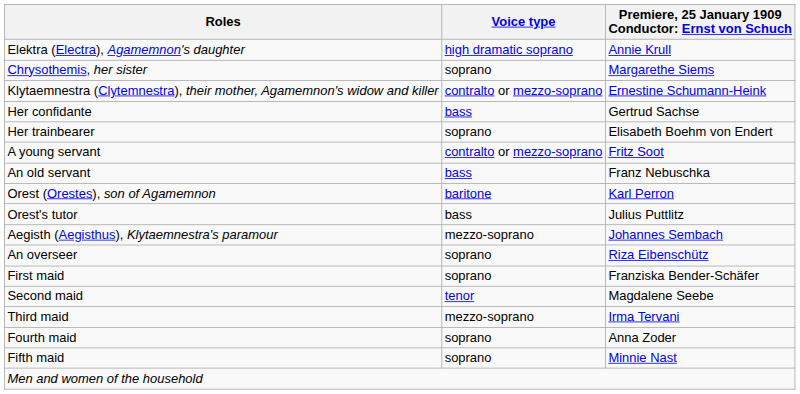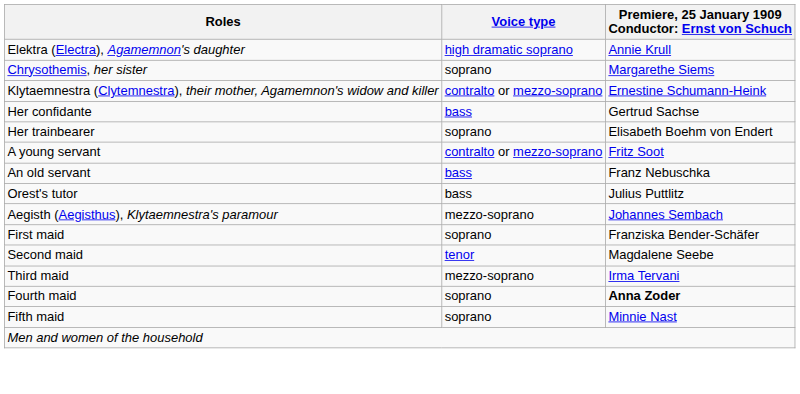- row: (112, 193)
- row: (42, 255)
(642, 337) normal -> (644, 296) bold
